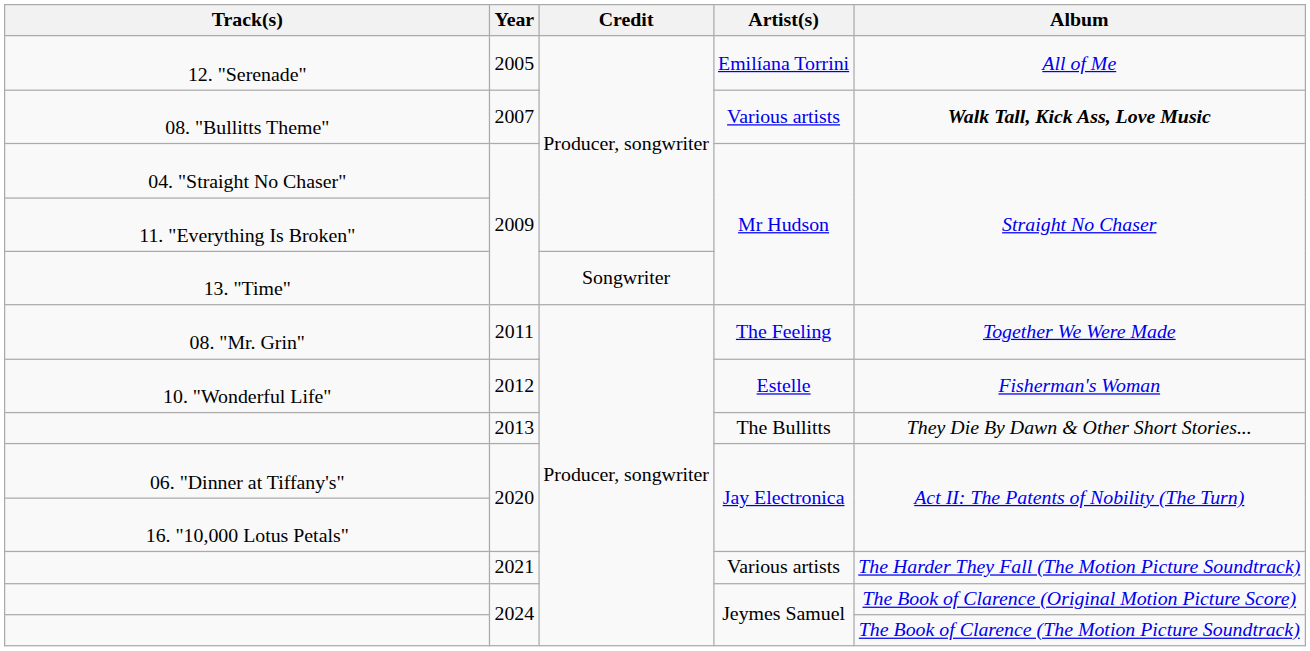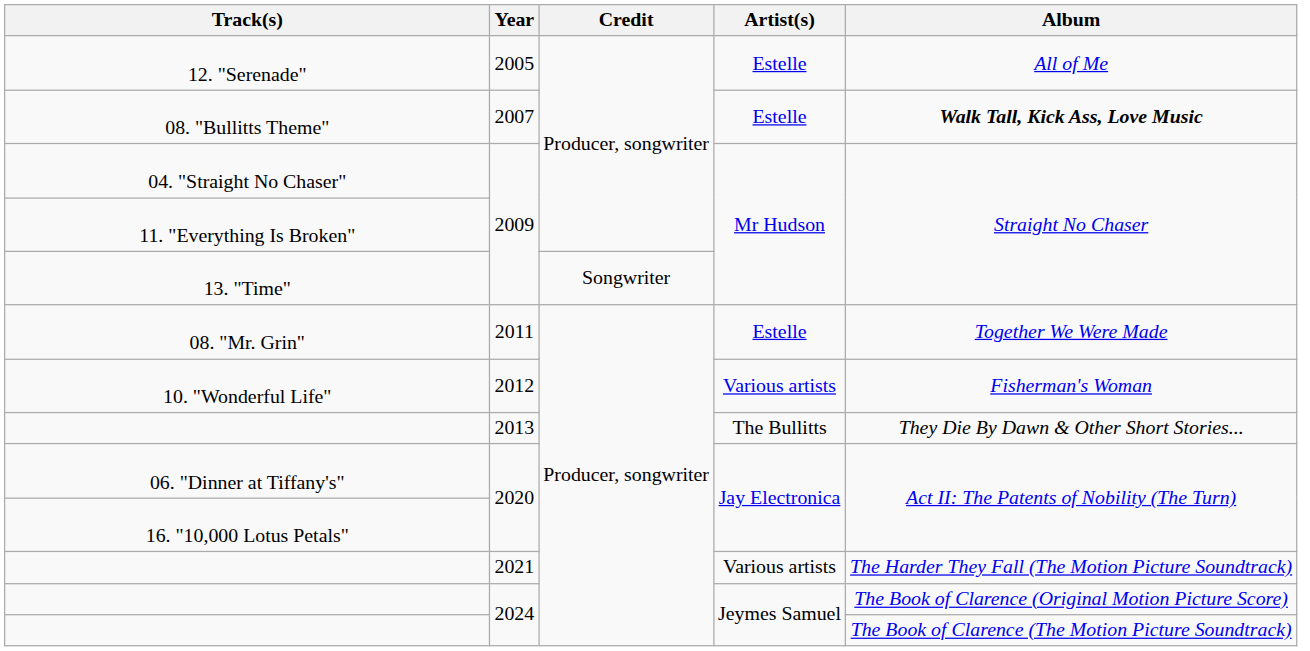(784, 62) Emilíana Torrini -> (779, 62) Estelle
(784, 116) Various artists -> (779, 116) Estelle
(784, 331) The Feeling -> (779, 331) Estelle
(784, 385) Estelle -> (779, 385) Various artists
